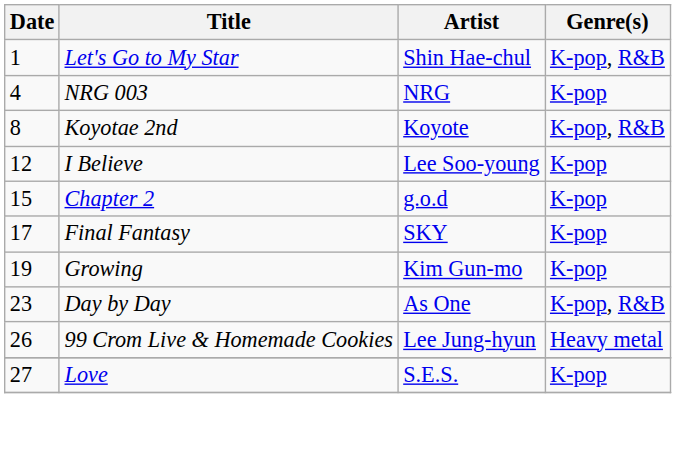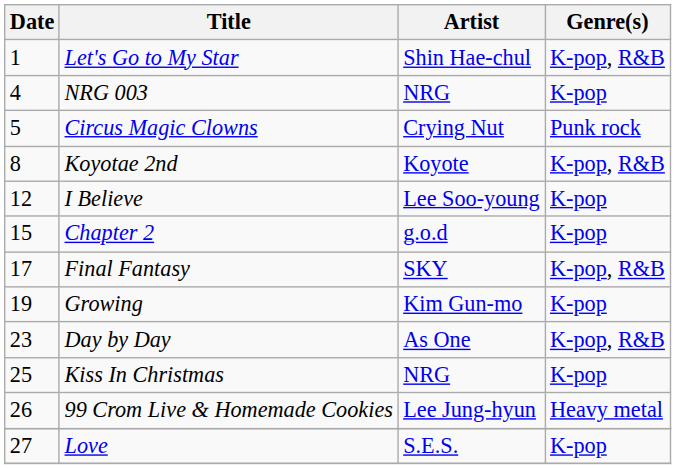+ row: (161, 127)
(578, 233) K-pop -> (607, 269) K-pop, R&B
+ row: (144, 374)
